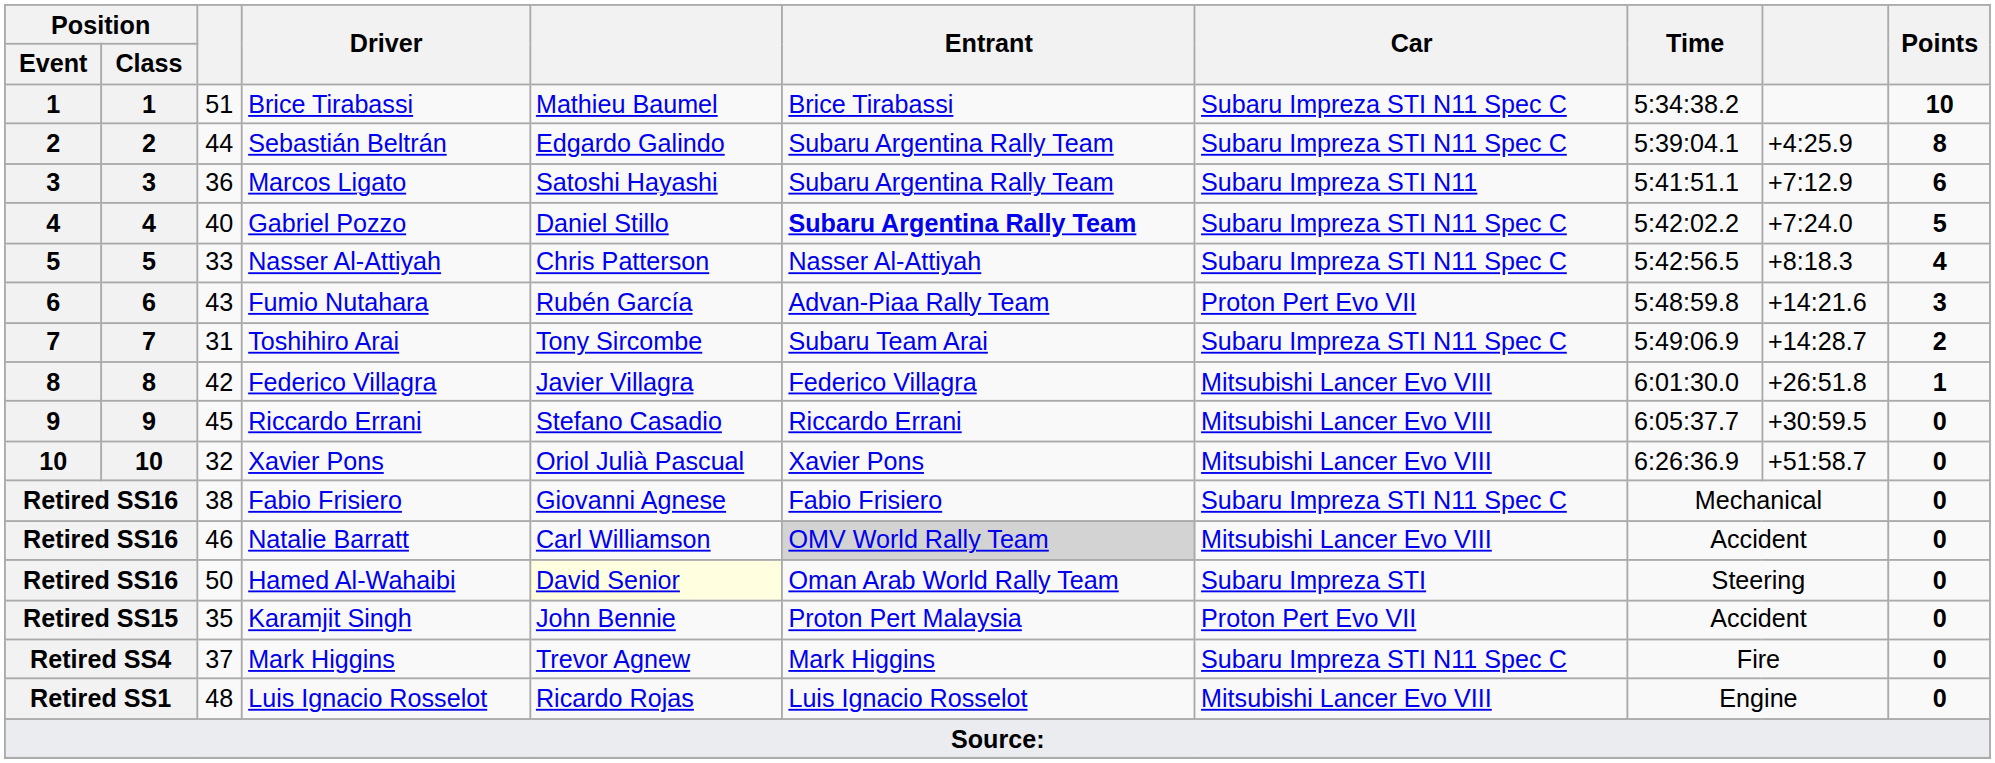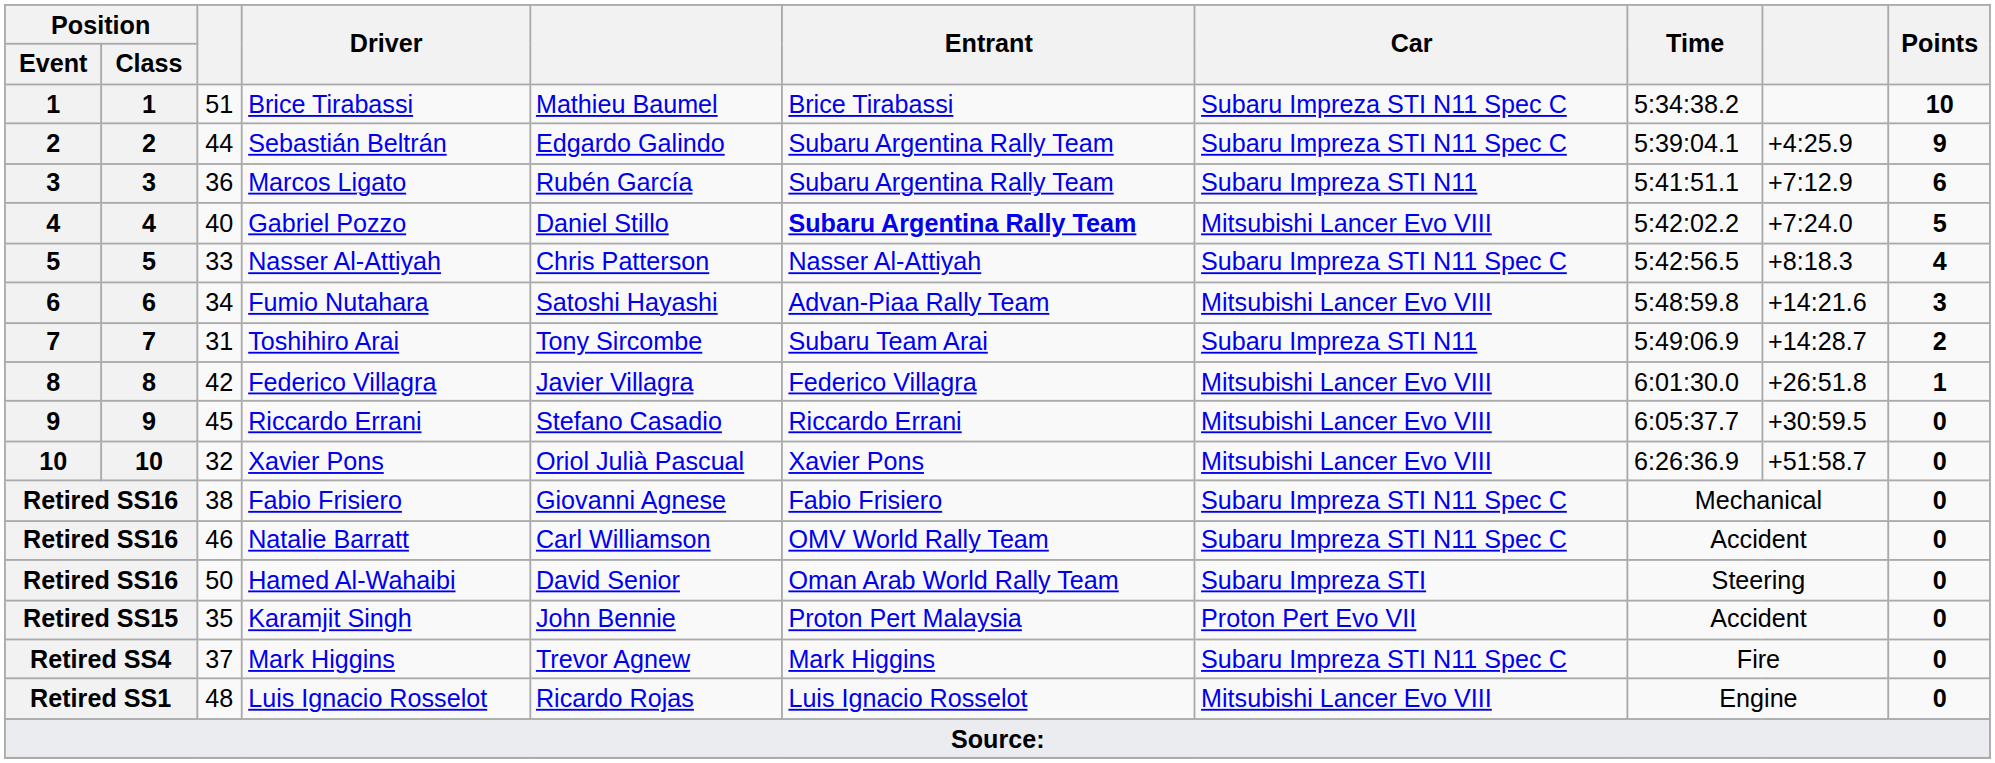(1940, 143) 8 -> (1940, 143) 9
(627, 183) Satoshi Hayashi -> (614, 183) Rubén García
(1384, 223) Subaru Impreza STI N11 Spec C -> (1346, 223) Mitsubishi Lancer Evo VIII
(219, 302) 43 -> (219, 302) 34
(614, 302) Rubén García -> (627, 302) Satoshi Hayashi
(1309, 302) Proton Pert Evo VII -> (1346, 302) Mitsubishi Lancer Evo VIII
(1384, 342) Subaru Impreza STI N11 Spec C -> (1339, 342) Subaru Impreza STI N11
(919, 540) lightgrey background -> (919, 540) no background
(1346, 540) Mitsubishi Lancer Evo VIII -> (1384, 540) Subaru Impreza STI N11 Spec C
(608, 580) lightyellow background -> (608, 580) no background
